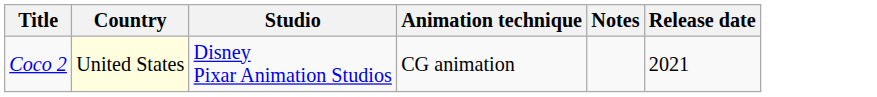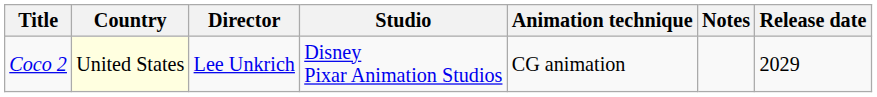+ column: (244, 20)
(669, 63) 2021 -> (780, 63) 2029
